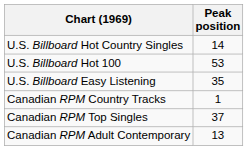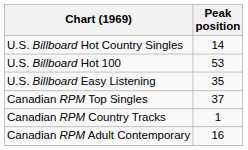rows swapped: (86, 99) <-> (77, 117)
(218, 136) 13 -> (218, 136) 16
